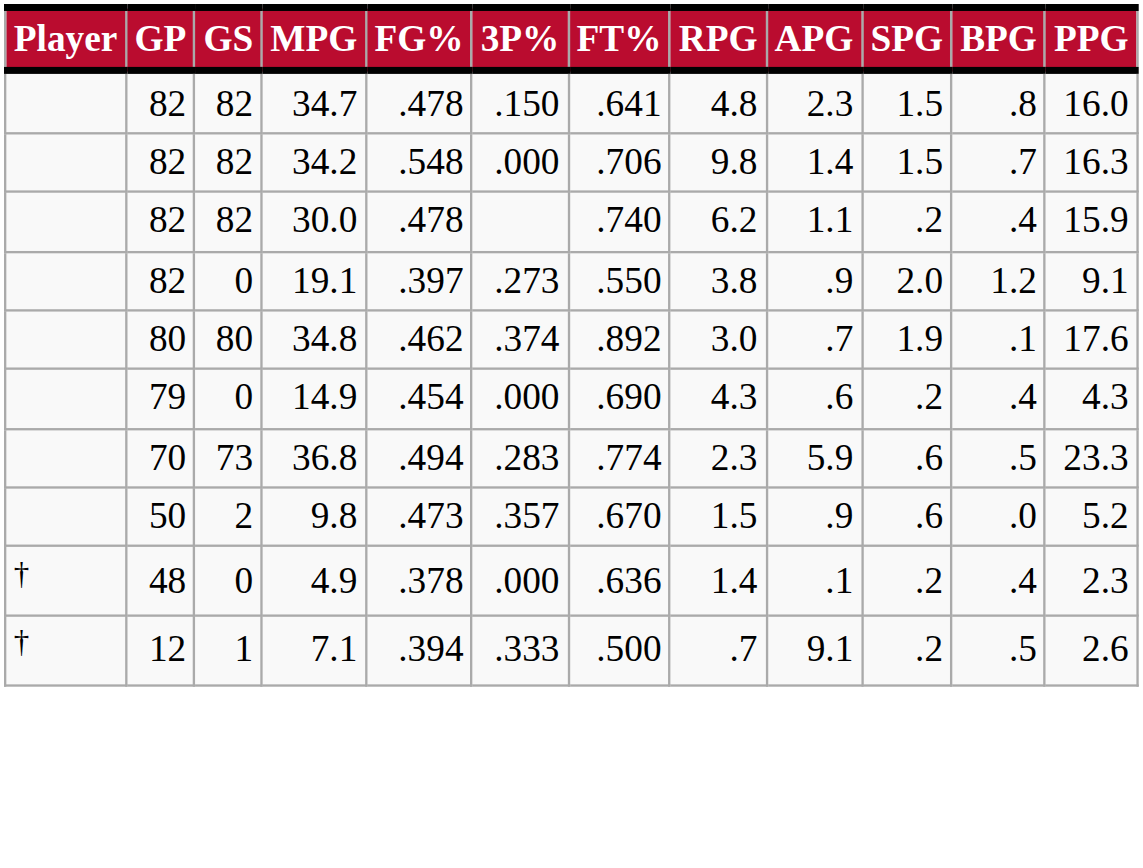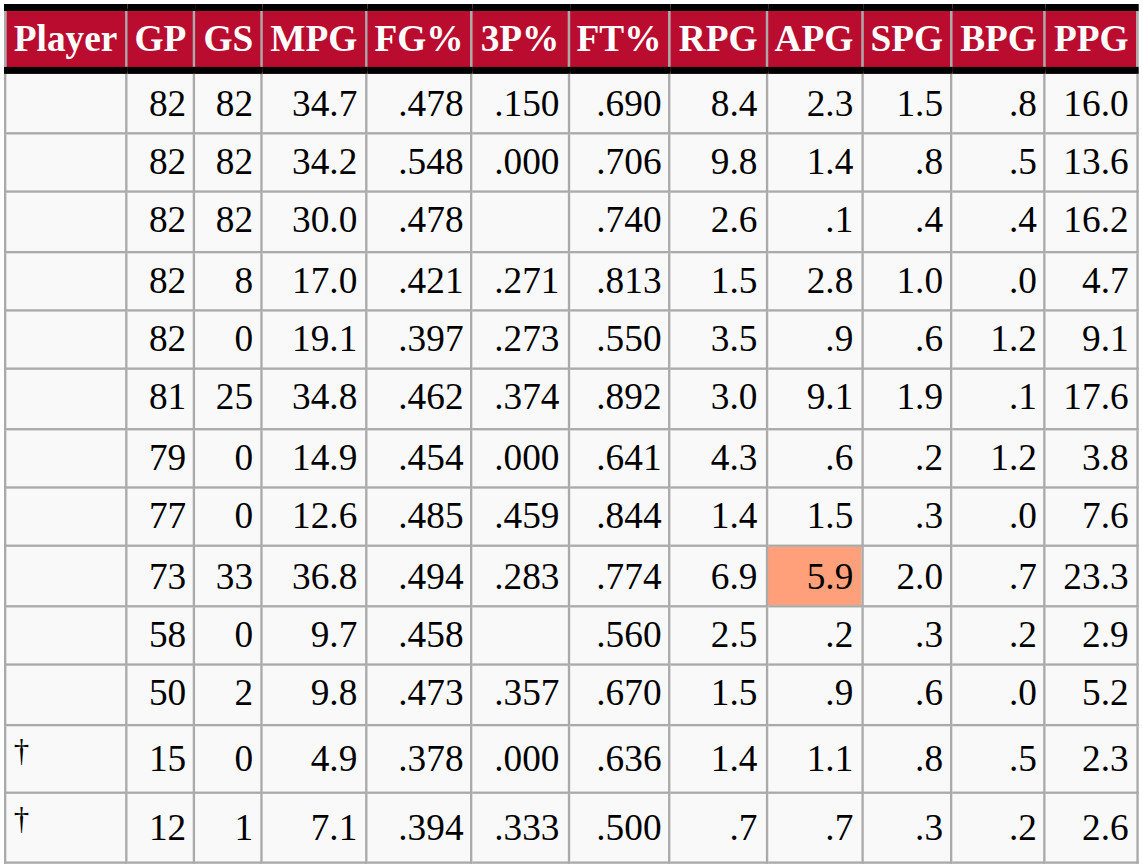(629, 102) .641 -> (629, 102) .690
(734, 102) 4.8 -> (734, 102) 8.4
(920, 161) 1.5 -> (929, 161) .8
(1023, 161) .7 -> (1023, 161) .5
(1096, 161) 16.3 -> (1096, 161) 13.6
(734, 220) 6.2 -> (734, 220) 2.6
(830, 220) 1.1 -> (839, 220) .1
(929, 220) .2 -> (929, 220) .4
(1096, 220) 15.9 -> (1096, 220) 16.2
+ row: (325, 279)
(734, 279) 3.8 -> (734, 339) 3.5
(920, 279) 2.0 -> (929, 339) .6
(168, 339) 80 -> (168, 398) 81
(234, 339) 80 -> (234, 398) 25
(839, 339) .7 -> (830, 398) 9.1
(629, 398) .690 -> (629, 457) .641
(1023, 398) .4 -> (1014, 457) 1.2
(1105, 398) 4.3 -> (1105, 457) 3.8
+ row: (325, 516)
(168, 457) 70 -> (168, 575) 73
(234, 457) 73 -> (234, 575) 33
(734, 457) 2.3 -> (734, 575) 6.9
(830, 457) no background -> (830, 575) lightsalmon background
(929, 457) .6 -> (920, 575) 2.0
(1023, 457) .5 -> (1023, 575) .7
+ row: (334, 634)
(168, 580) 48 -> (168, 757) 15
(839, 580) .1 -> (830, 757) 1.1
(929, 580) .2 -> (929, 757) .8
(1023, 580) .4 -> (1023, 757) .5
(830, 649) 9.1 -> (839, 827) .7
(929, 649) .2 -> (929, 827) .3
(1023, 649) .5 -> (1023, 827) .2
